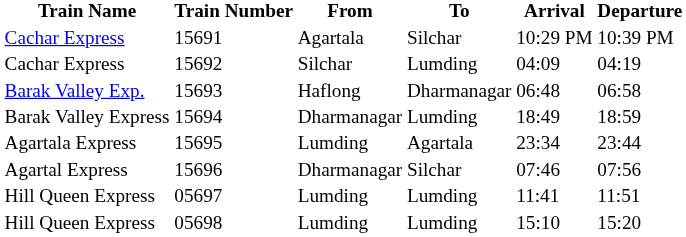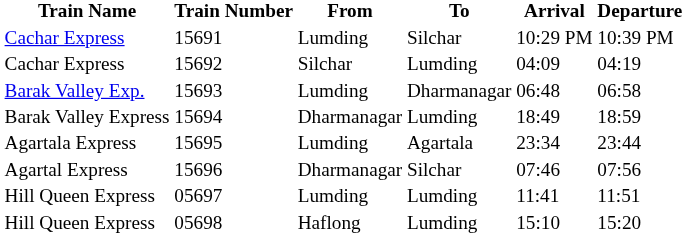(331, 37) Agartala -> (333, 37) Lumding
(329, 90) Haflong -> (333, 90) Lumding
(333, 222) Lumding -> (329, 222) Haflong
